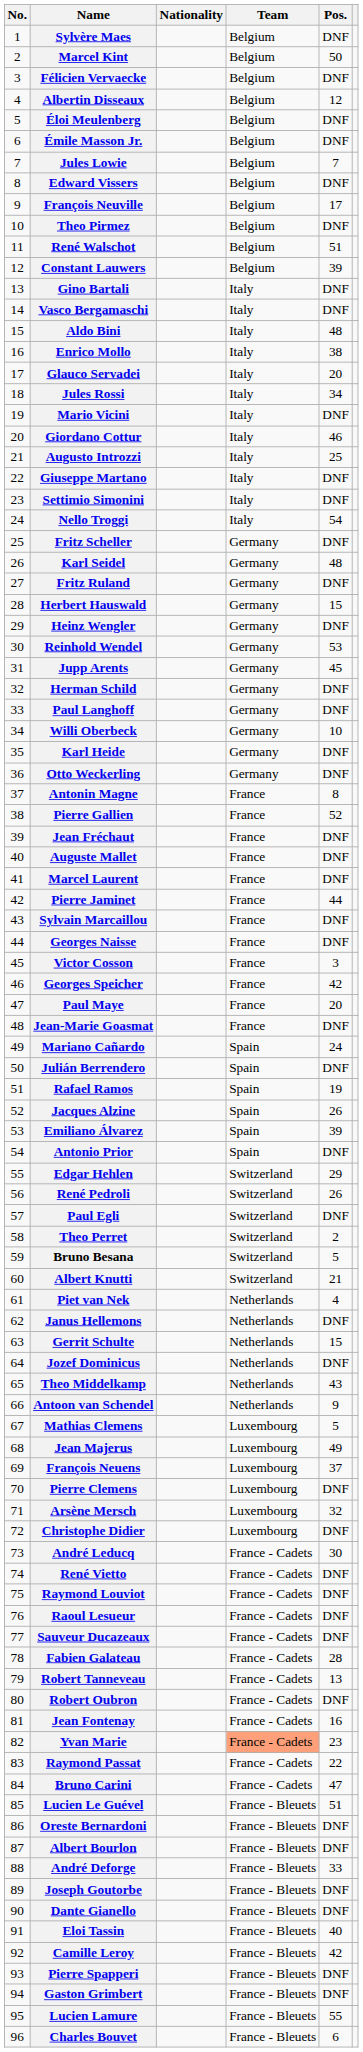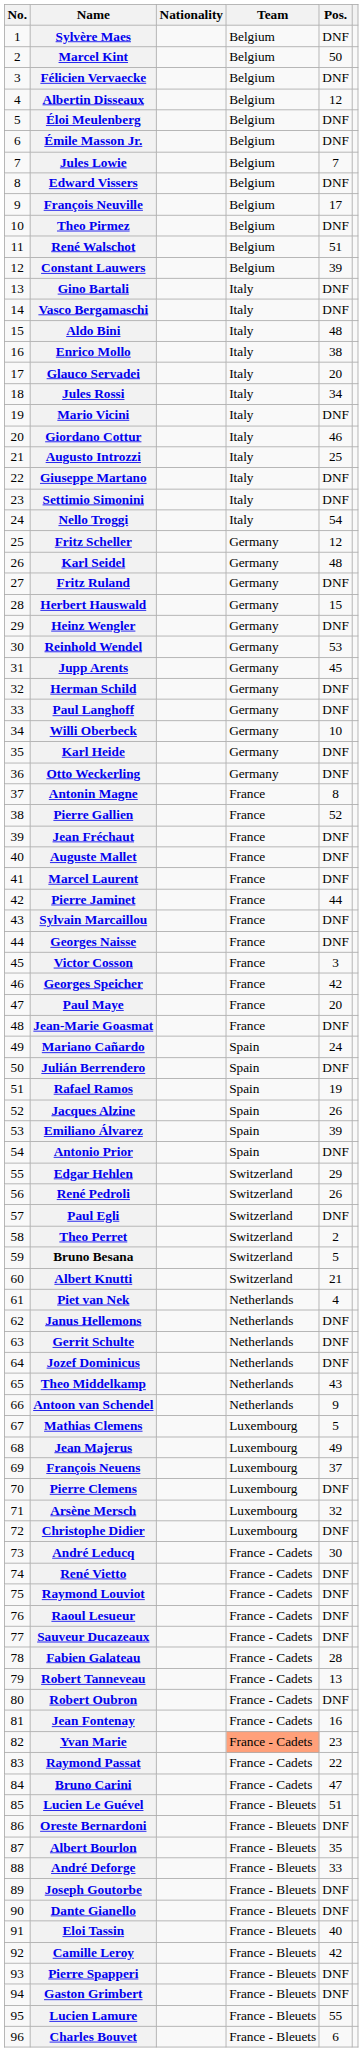(336, 541) DNF -> (336, 541) 12
(336, 1341) 15 -> (336, 1341) DNF
(336, 1847) DNF -> (336, 1847) 35
